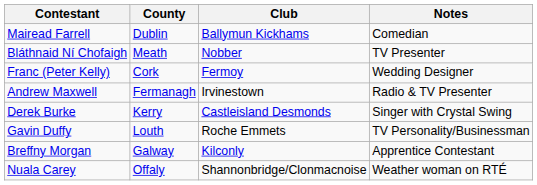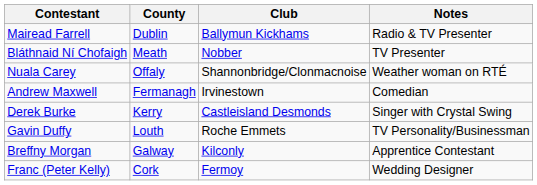(400, 33) Comedian -> (432, 33) Radio & TV Presenter
rows swapped: (41, 170) <-> (59, 72)
(432, 92) Radio & TV Presenter -> (400, 92) Comedian
